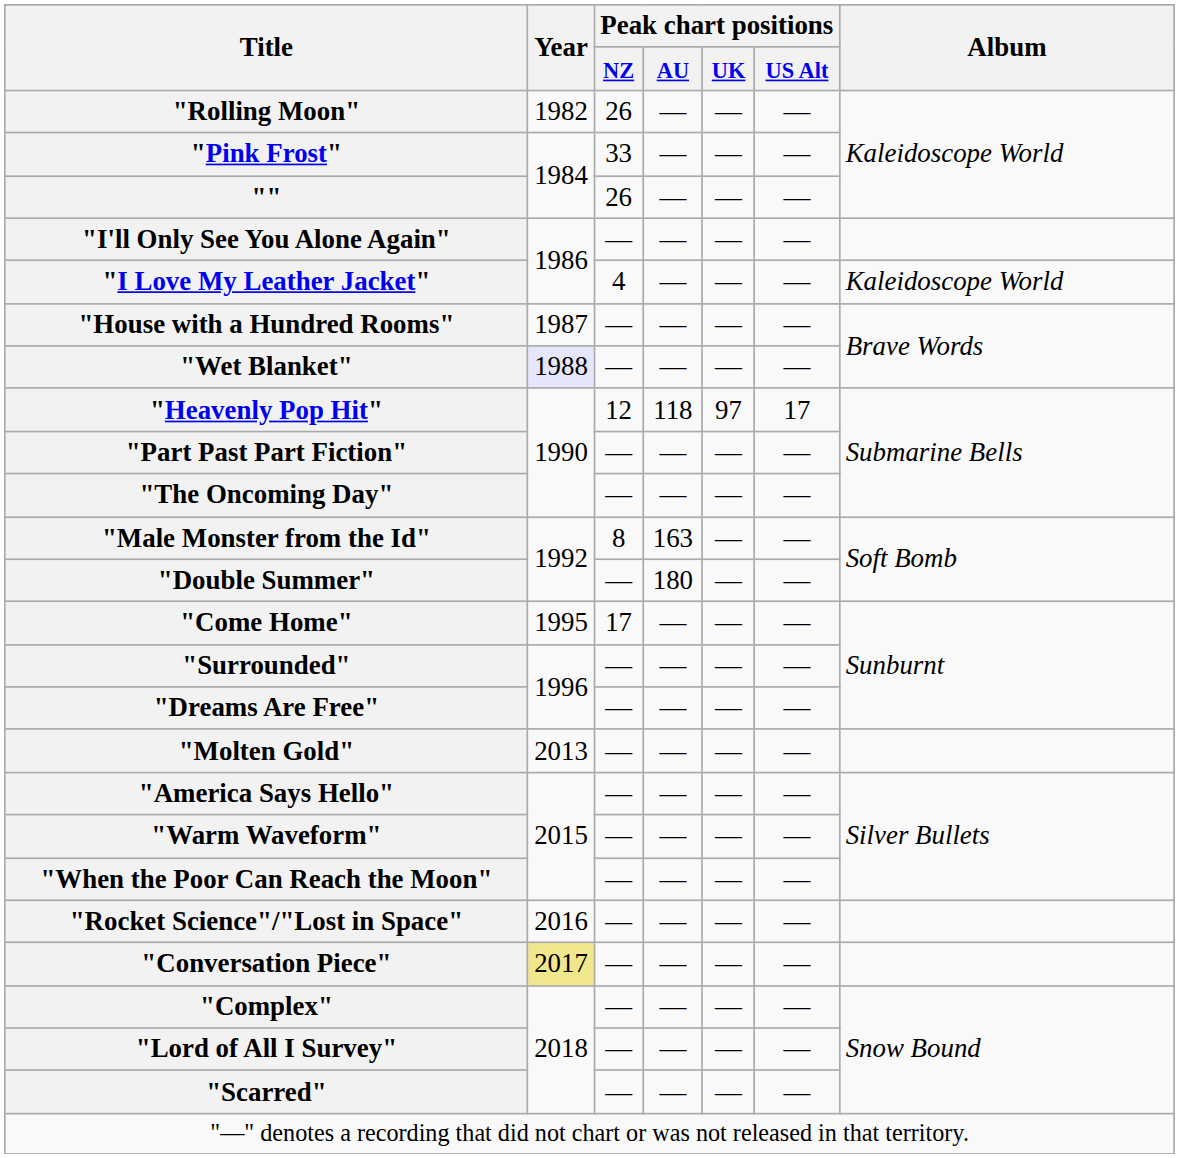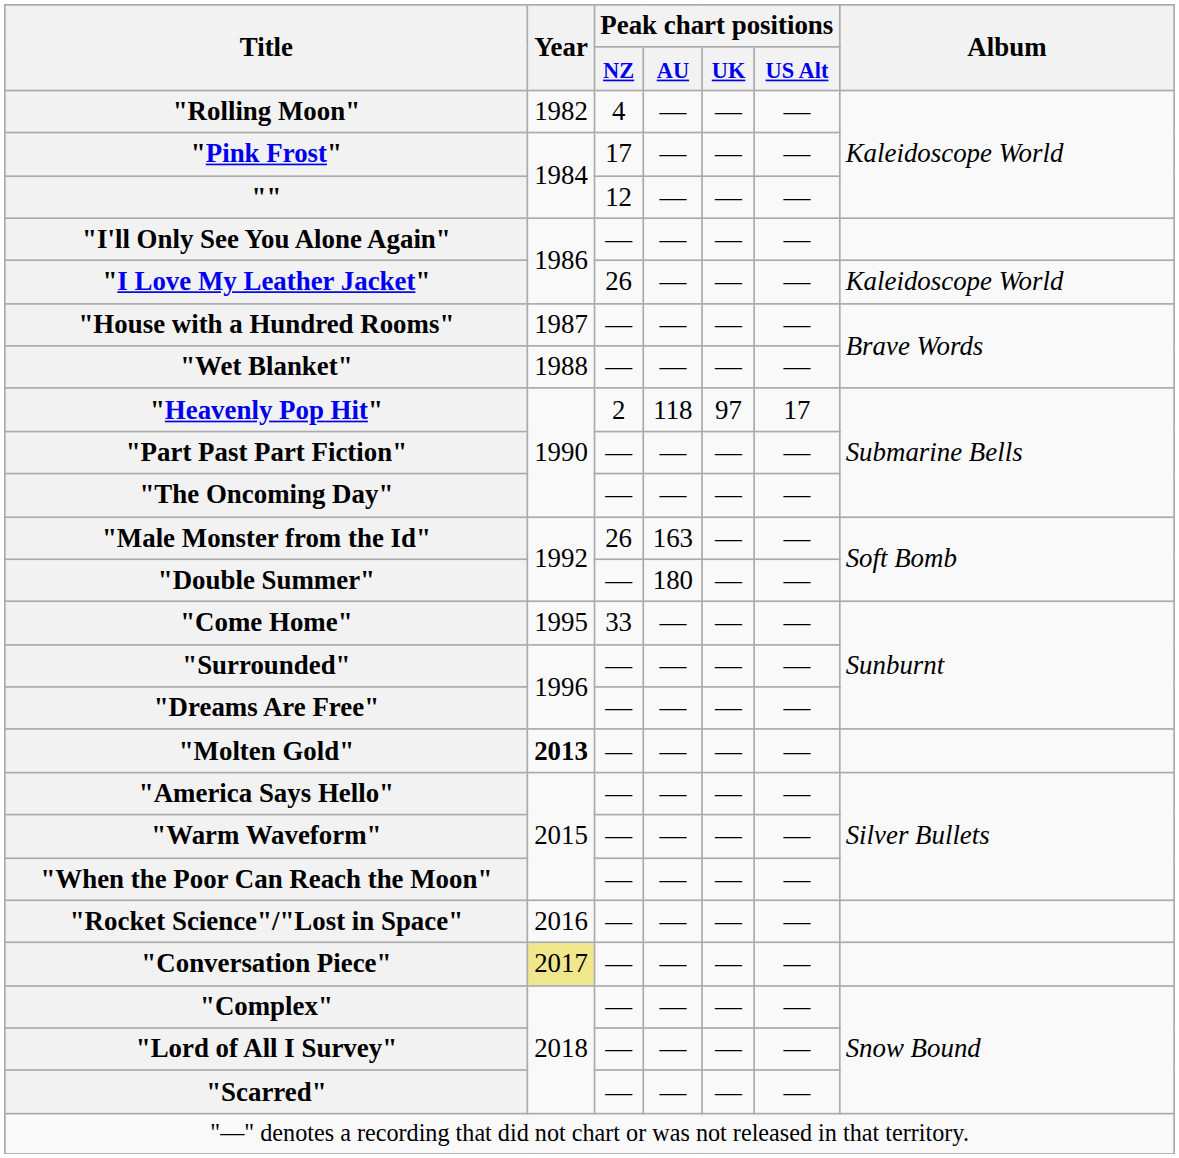(619, 111) 26 -> (619, 111) 4
(619, 153) 33 -> (619, 153) 17
(619, 196) 26 -> (619, 196) 12
(619, 281) 4 -> (619, 281) 26
(561, 366) lavender background -> (561, 366) no background
(619, 409) 12 -> (619, 409) 2
(619, 537) 8 -> (619, 537) 26
(619, 622) 17 -> (619, 622) 33
(561, 750) normal -> (561, 750) bold
